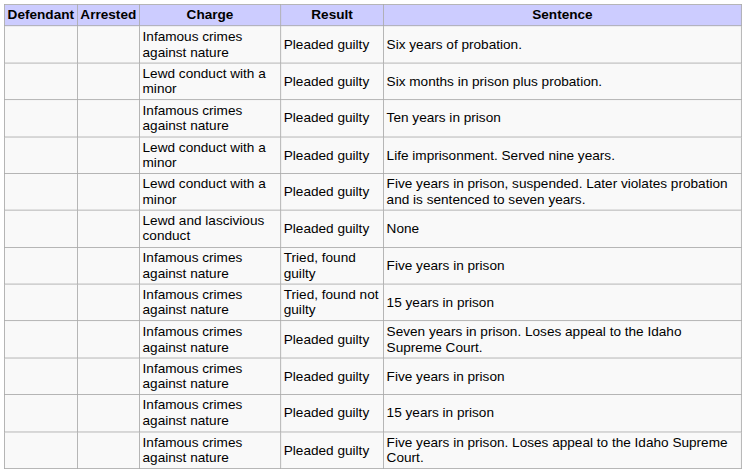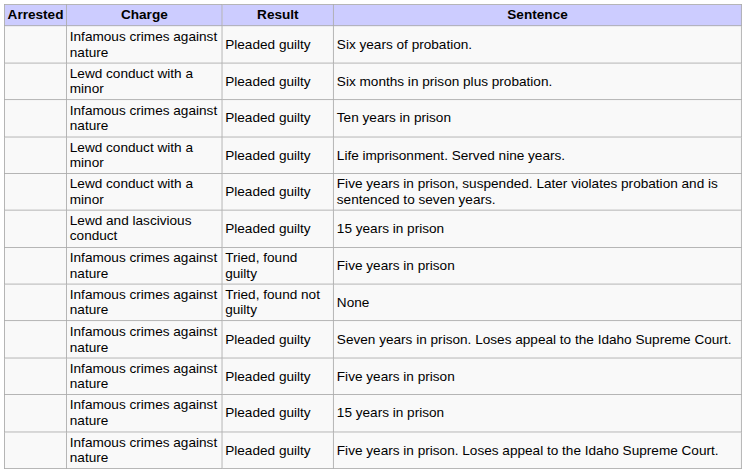- column: (41, 15)
(403, 228) None -> (390, 228) 15 years in prison
(440, 302) 15 years in prison -> (353, 302) None
